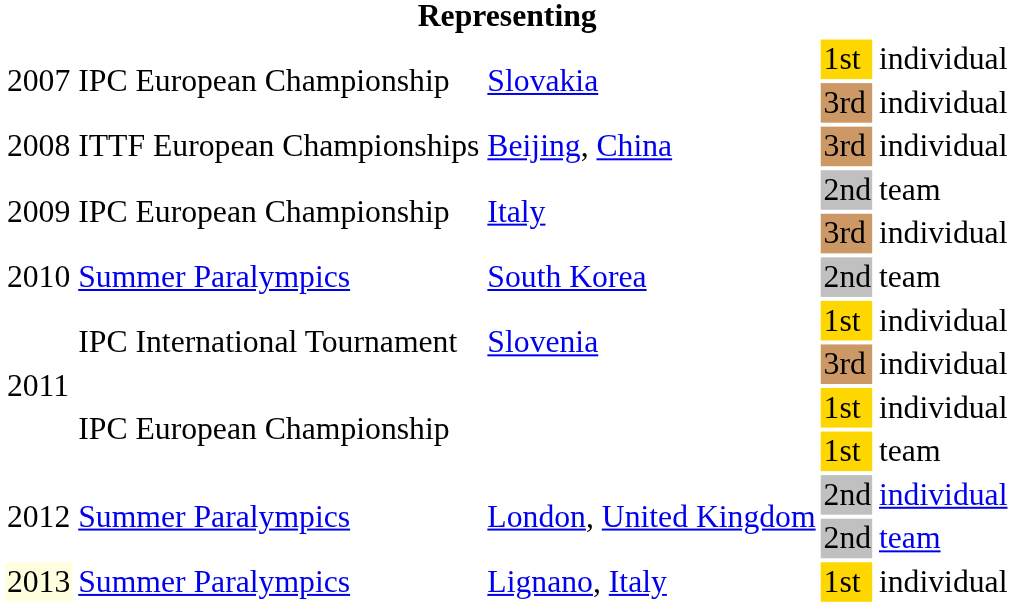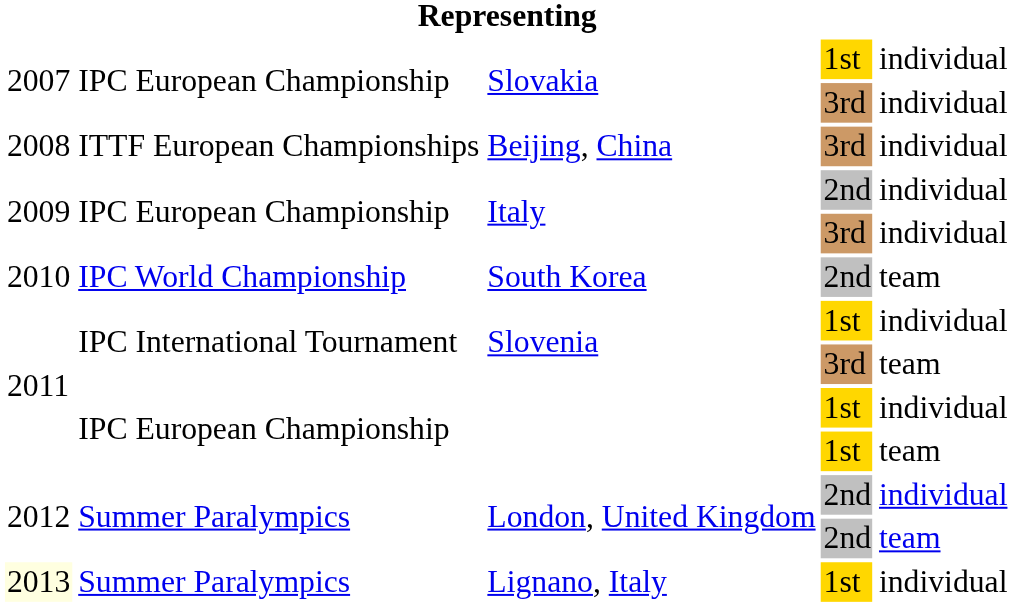(910, 189) team -> (943, 189) individual
(214, 276) Summer Paralympics -> (242, 276) IPC World Championship
(943, 363) individual -> (910, 363) team
